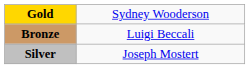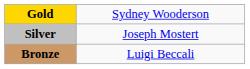rows swapped: (40, 53) <-> (40, 34)
